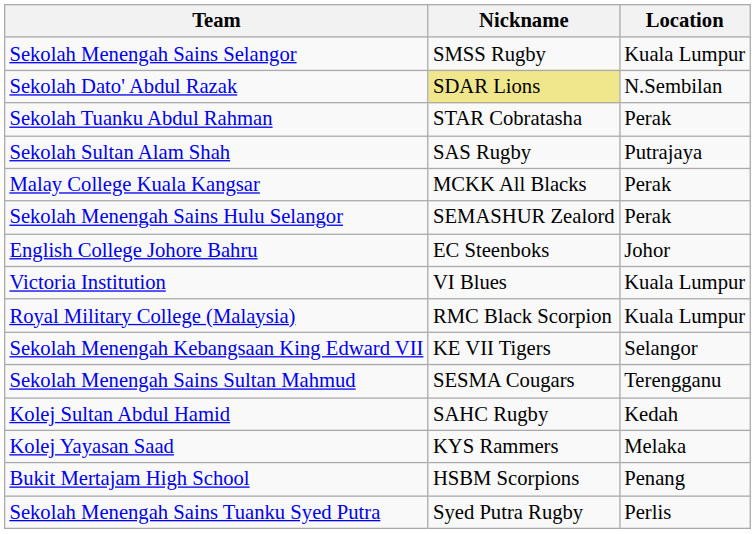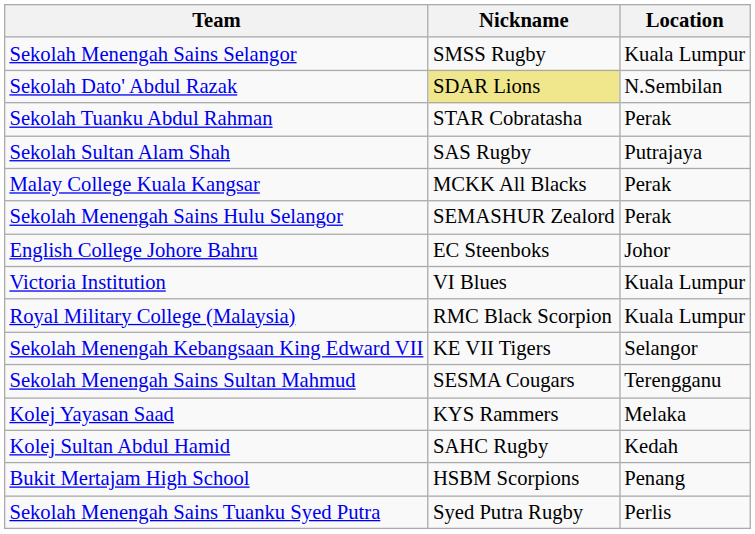rows swapped: (120, 413) <-> (92, 446)
